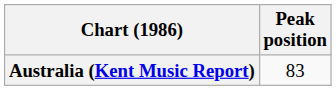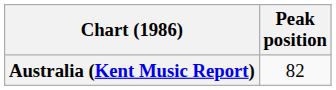(295, 70) 83 -> (295, 70) 82
